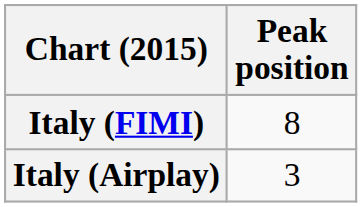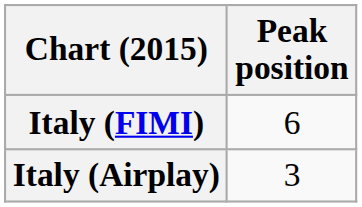(292, 121) 8 -> (292, 121) 6
